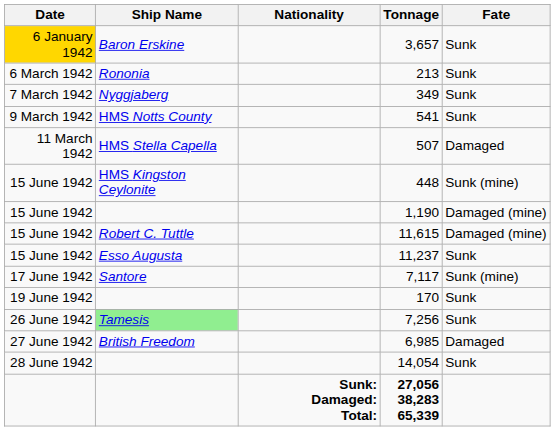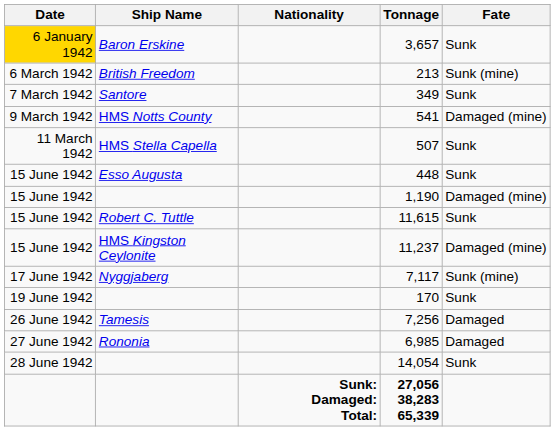(124, 73) Rononia -> (147, 73) British Freedom
(461, 73) Sunk -> (482, 73) Sunk (mine)
(134, 95) Nyggjaberg -> (123, 95) Santore
(461, 116) Sunk -> (496, 116) Damaged (mine)
(475, 146) Damaged -> (461, 146) Sunk
(142, 182) HMS Kingston Ceylonite -> (141, 175) Esso Augusta
(482, 182) Sunk (mine) -> (461, 175) Sunk
(496, 233) Damaged (mine) -> (461, 218) Sunk
(141, 255) Esso Augusta -> (142, 247) HMS Kingston Ceylonite
(461, 255) Sunk -> (496, 247) Damaged (mine)
(123, 276) Santore -> (134, 276) Nyggjaberg
(124, 320) lightgreen background -> (124, 320) no background
(461, 320) Sunk -> (475, 320) Damaged
(147, 341) British Freedom -> (124, 341) Rononia
